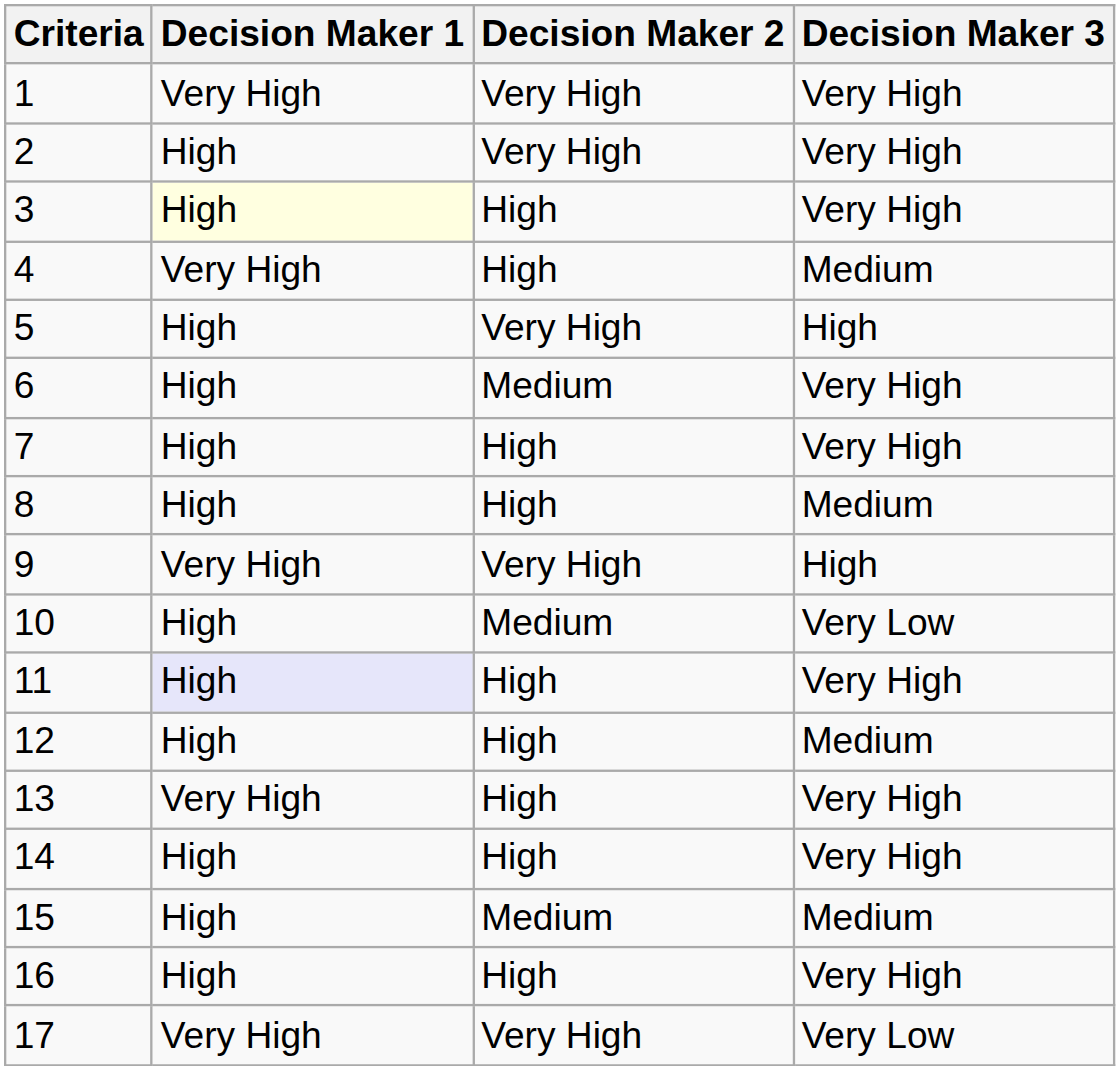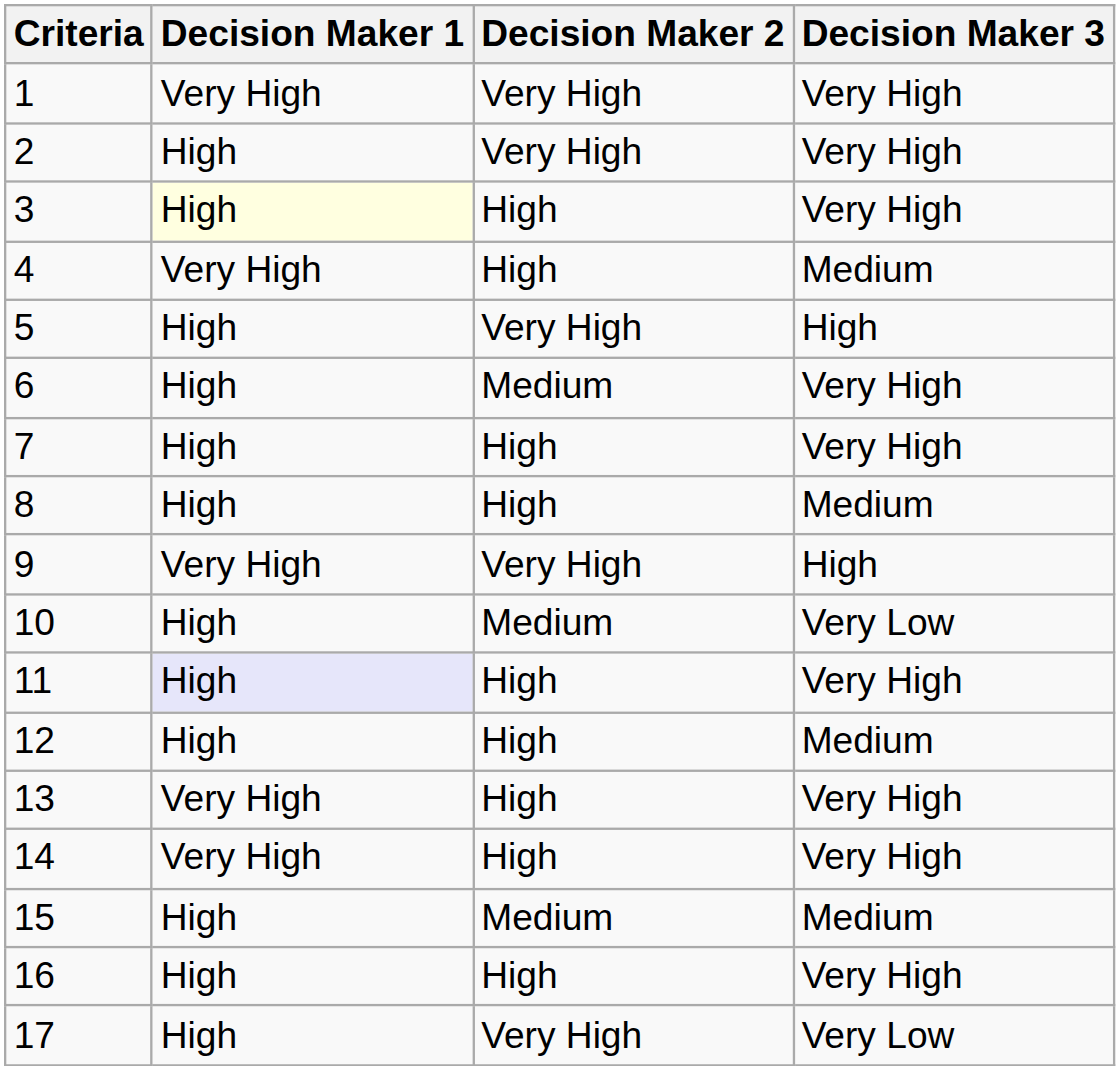(199, 858) High -> (241, 858) Very High
(241, 1034) Very High -> (199, 1034) High
